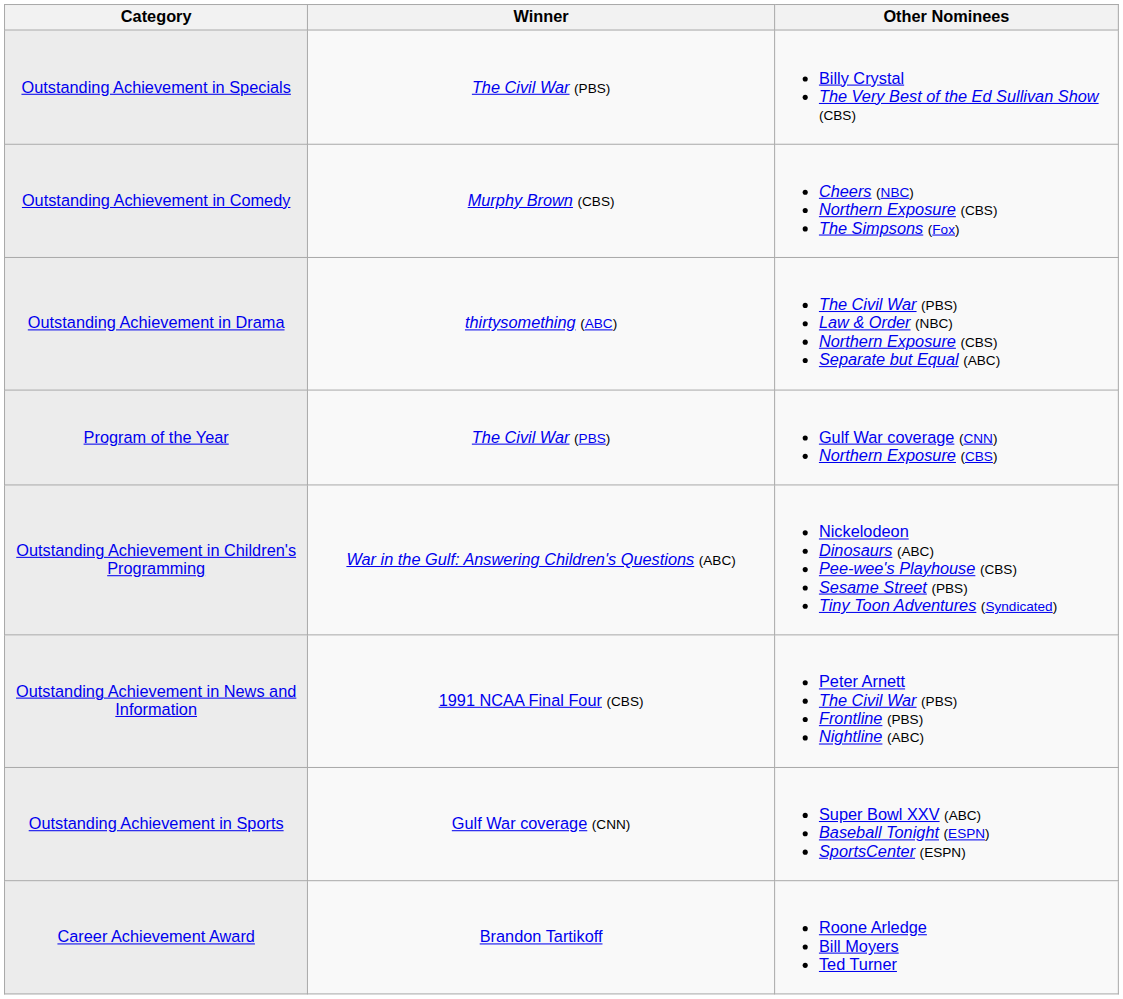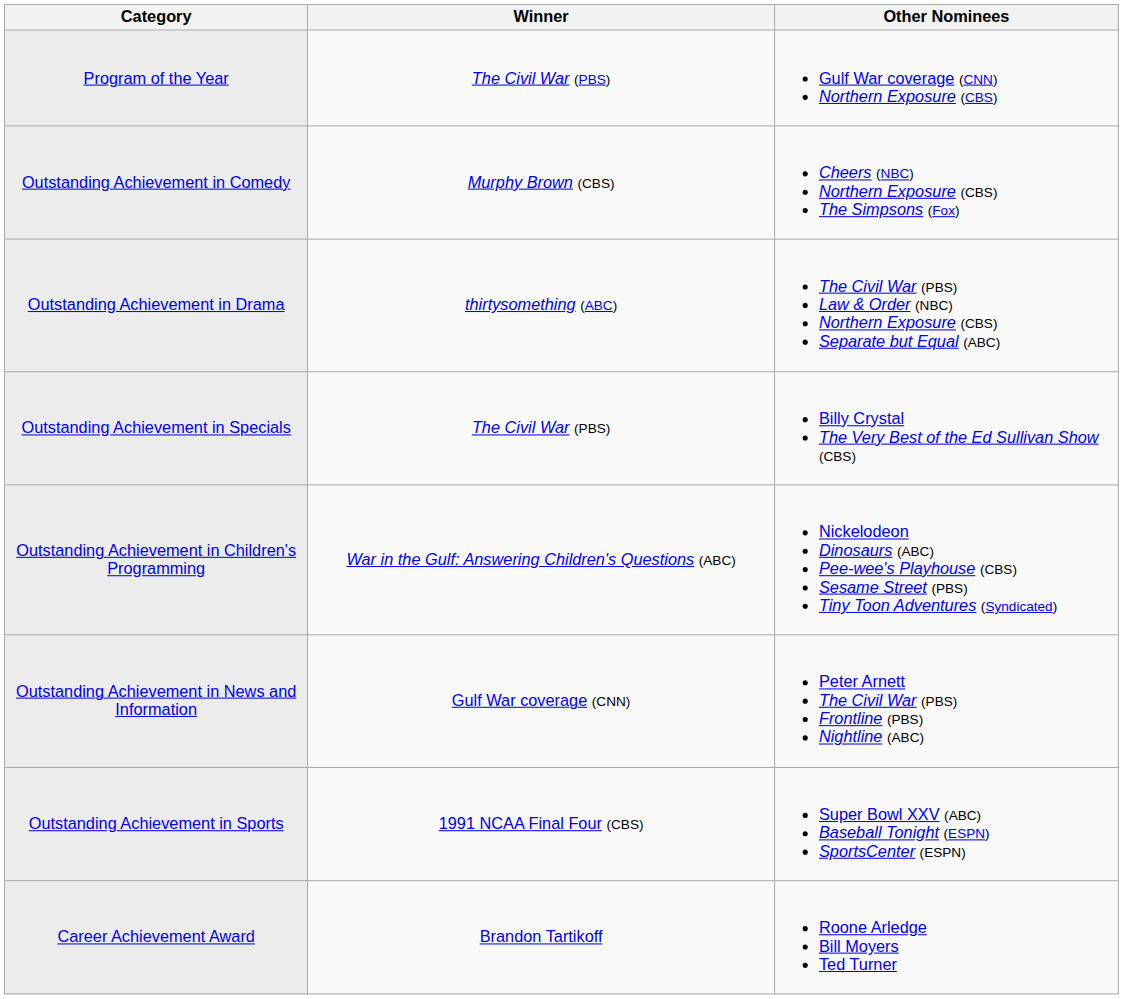rows swapped: (156, 437) <-> (156, 87)
(541, 701) 1991 NCAA Final Four (CBS) -> (541, 701) Gulf War coverage (CNN)
(541, 823) Gulf War coverage (CNN) -> (541, 823) 1991 NCAA Final Four (CBS)
